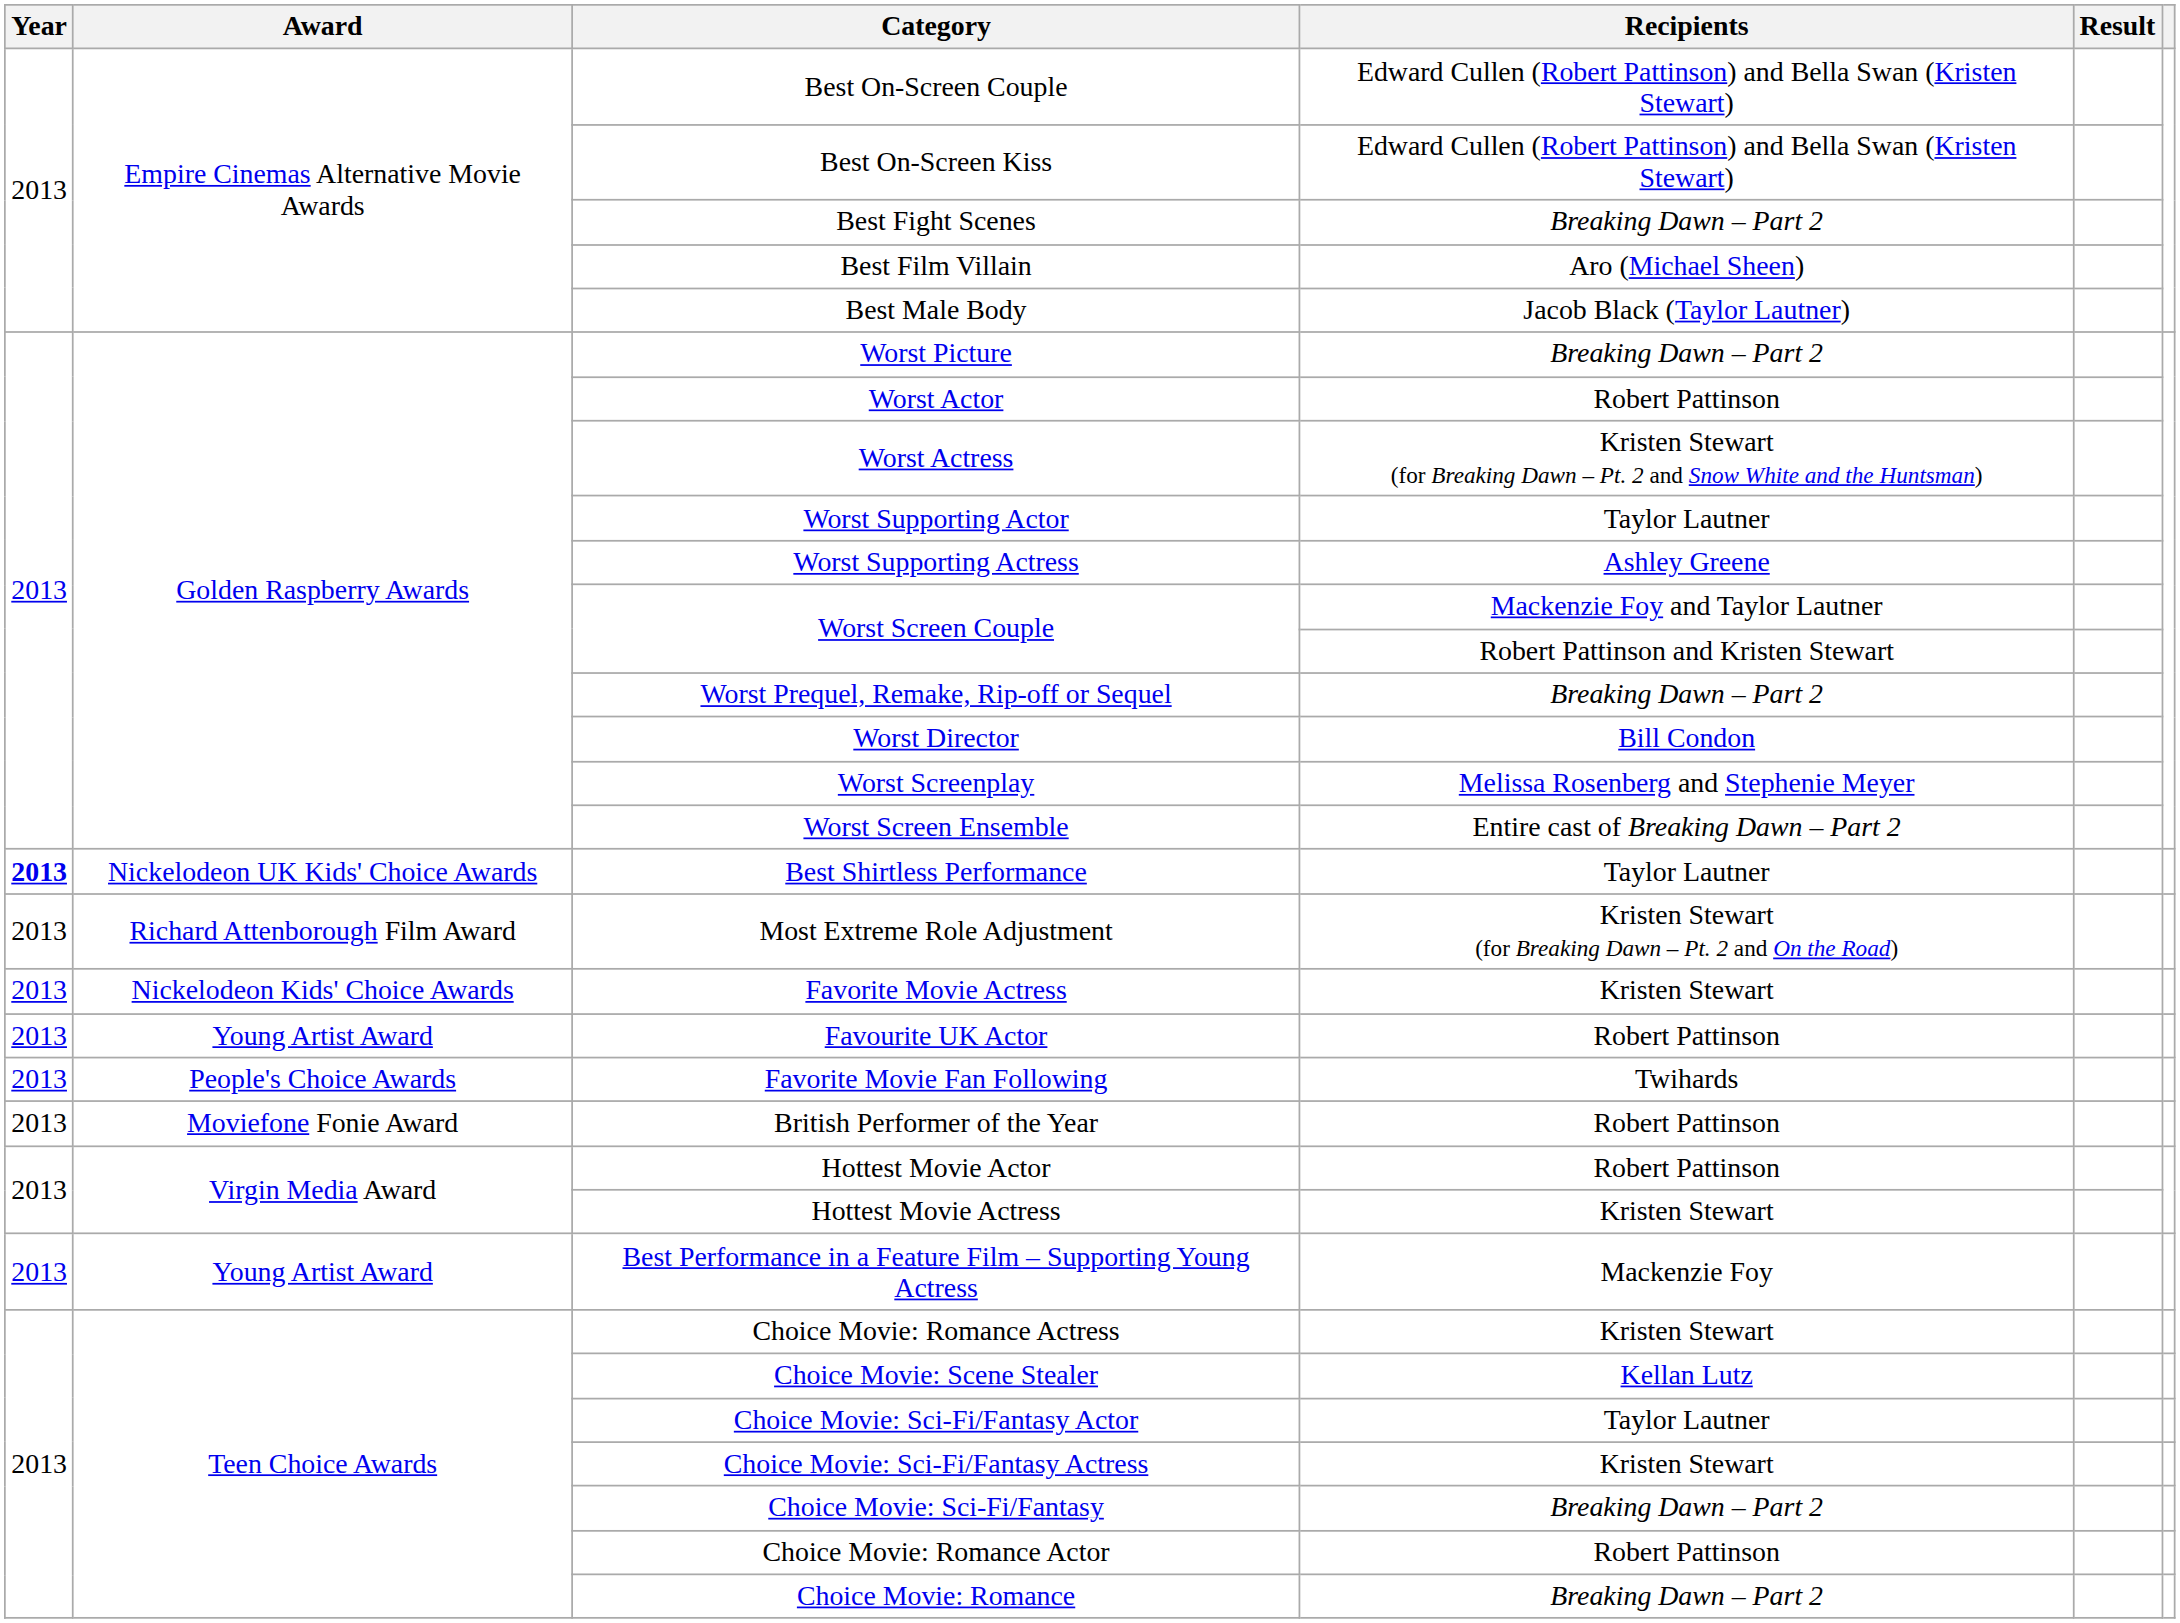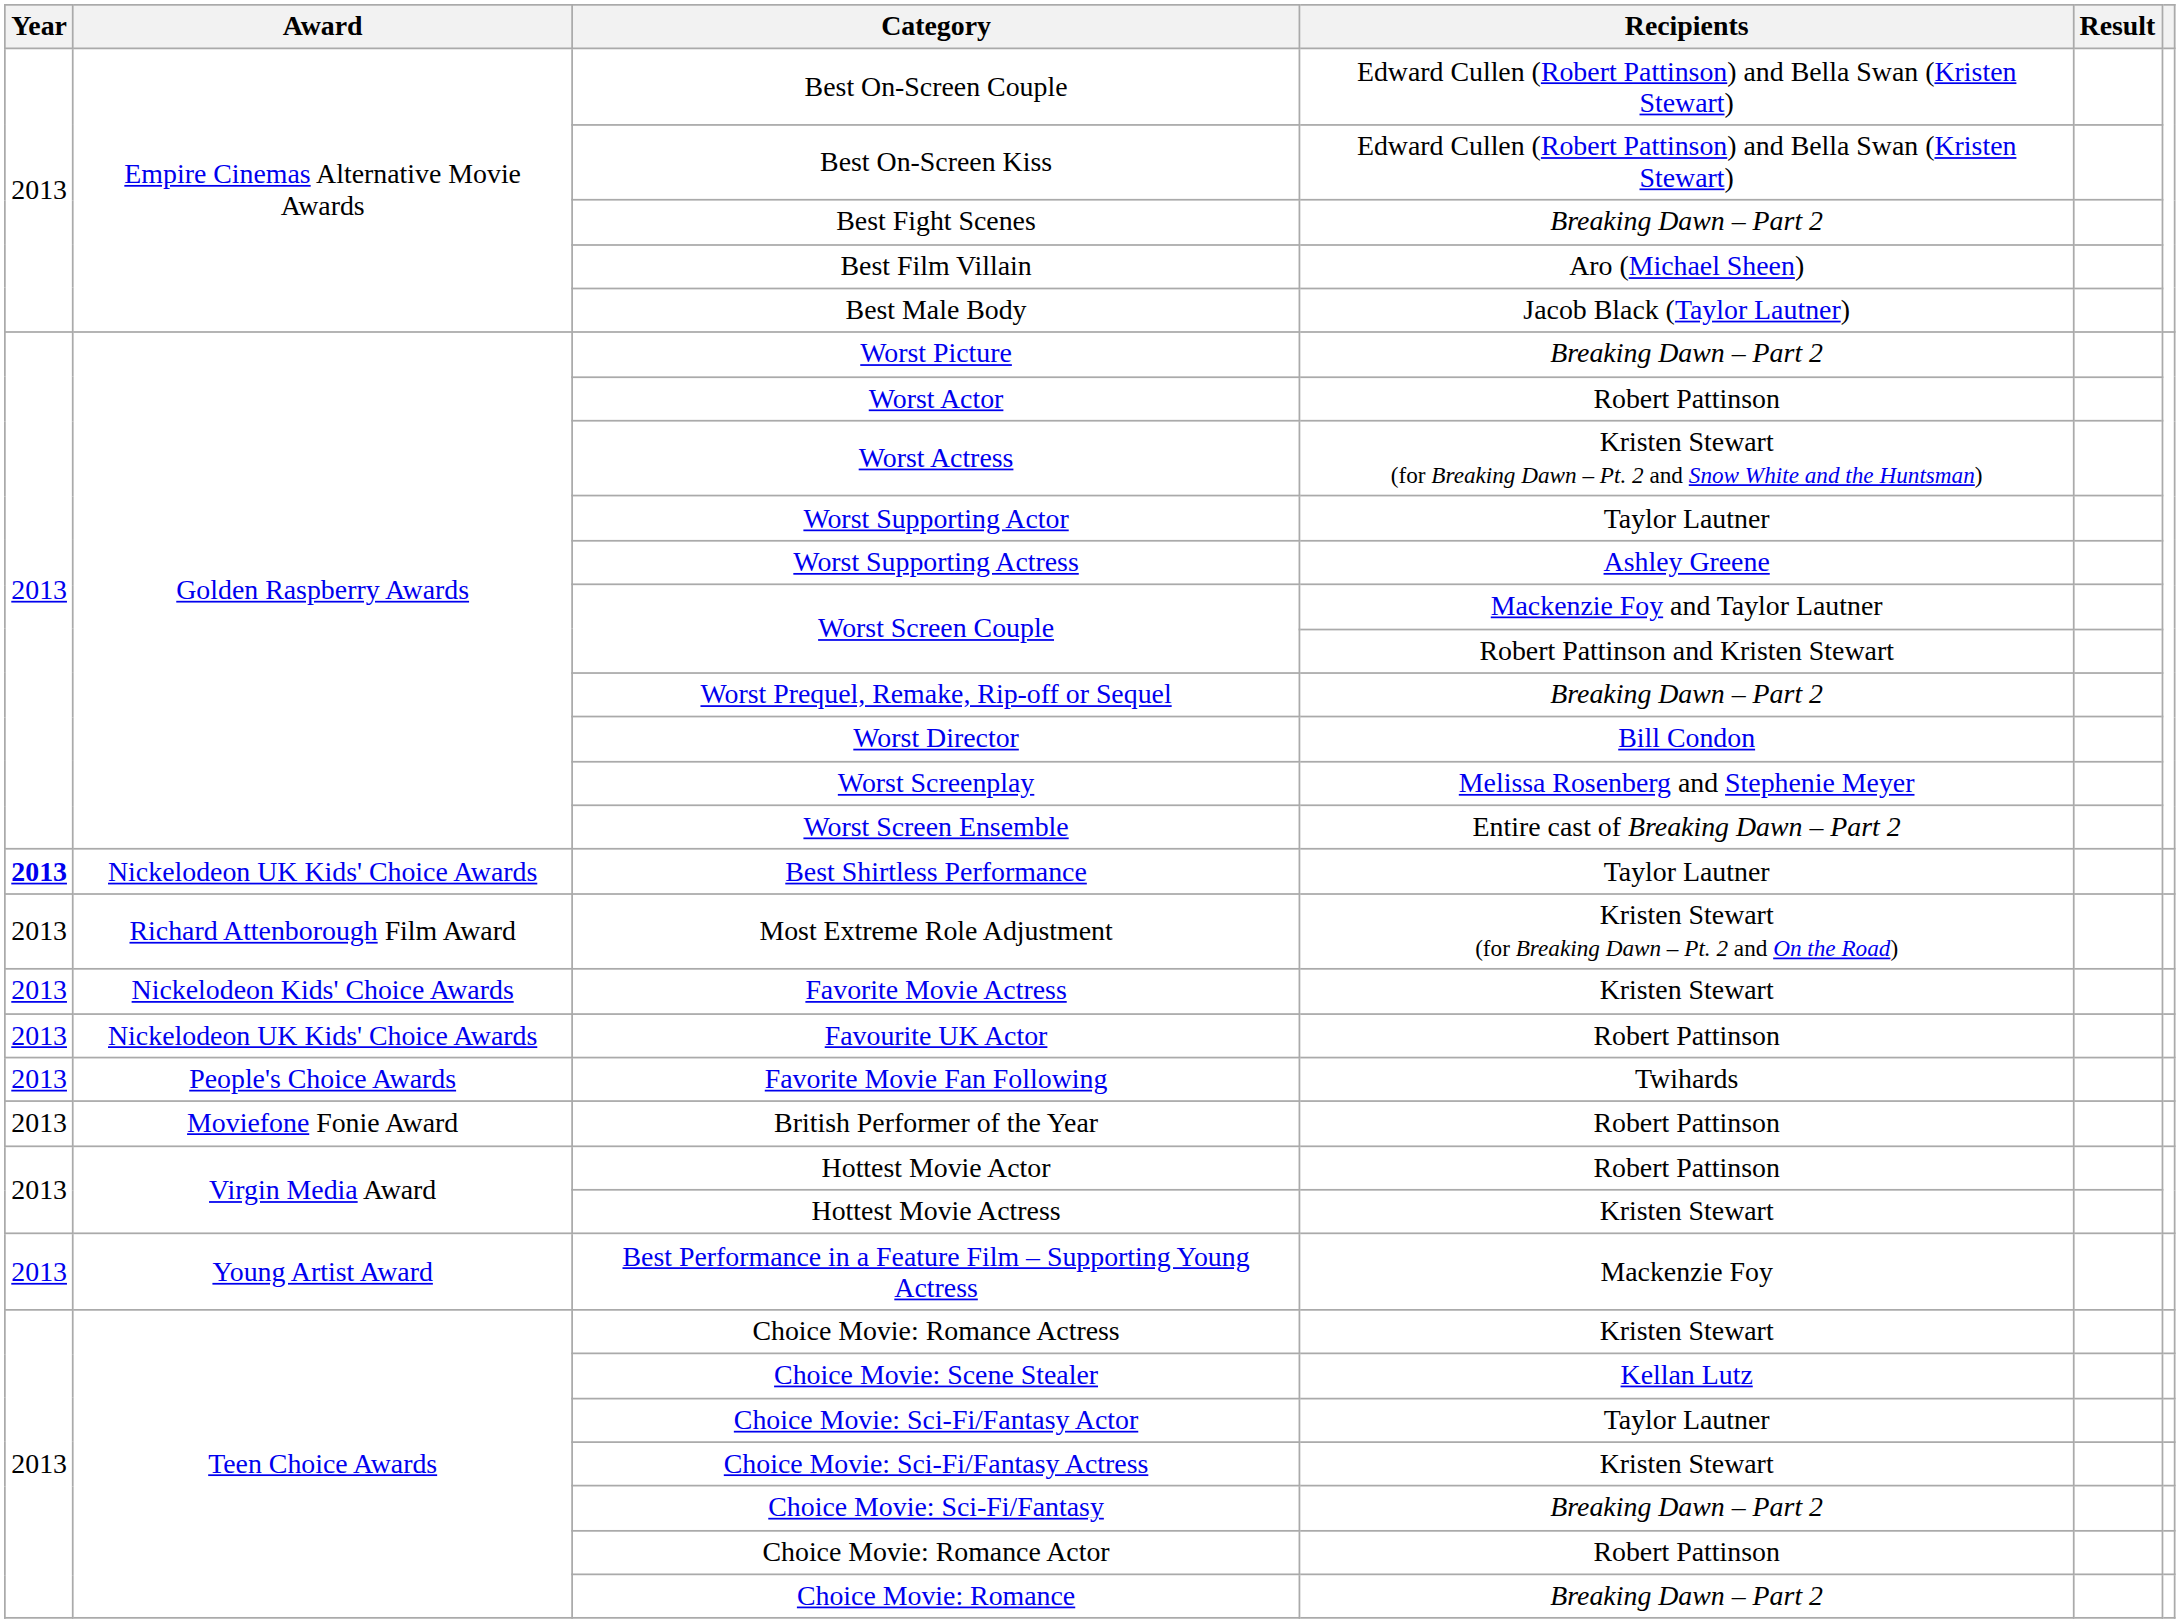(323, 1034) Young Artist Award -> (323, 1034) Nickelodeon UK Kids' Choice Awards
